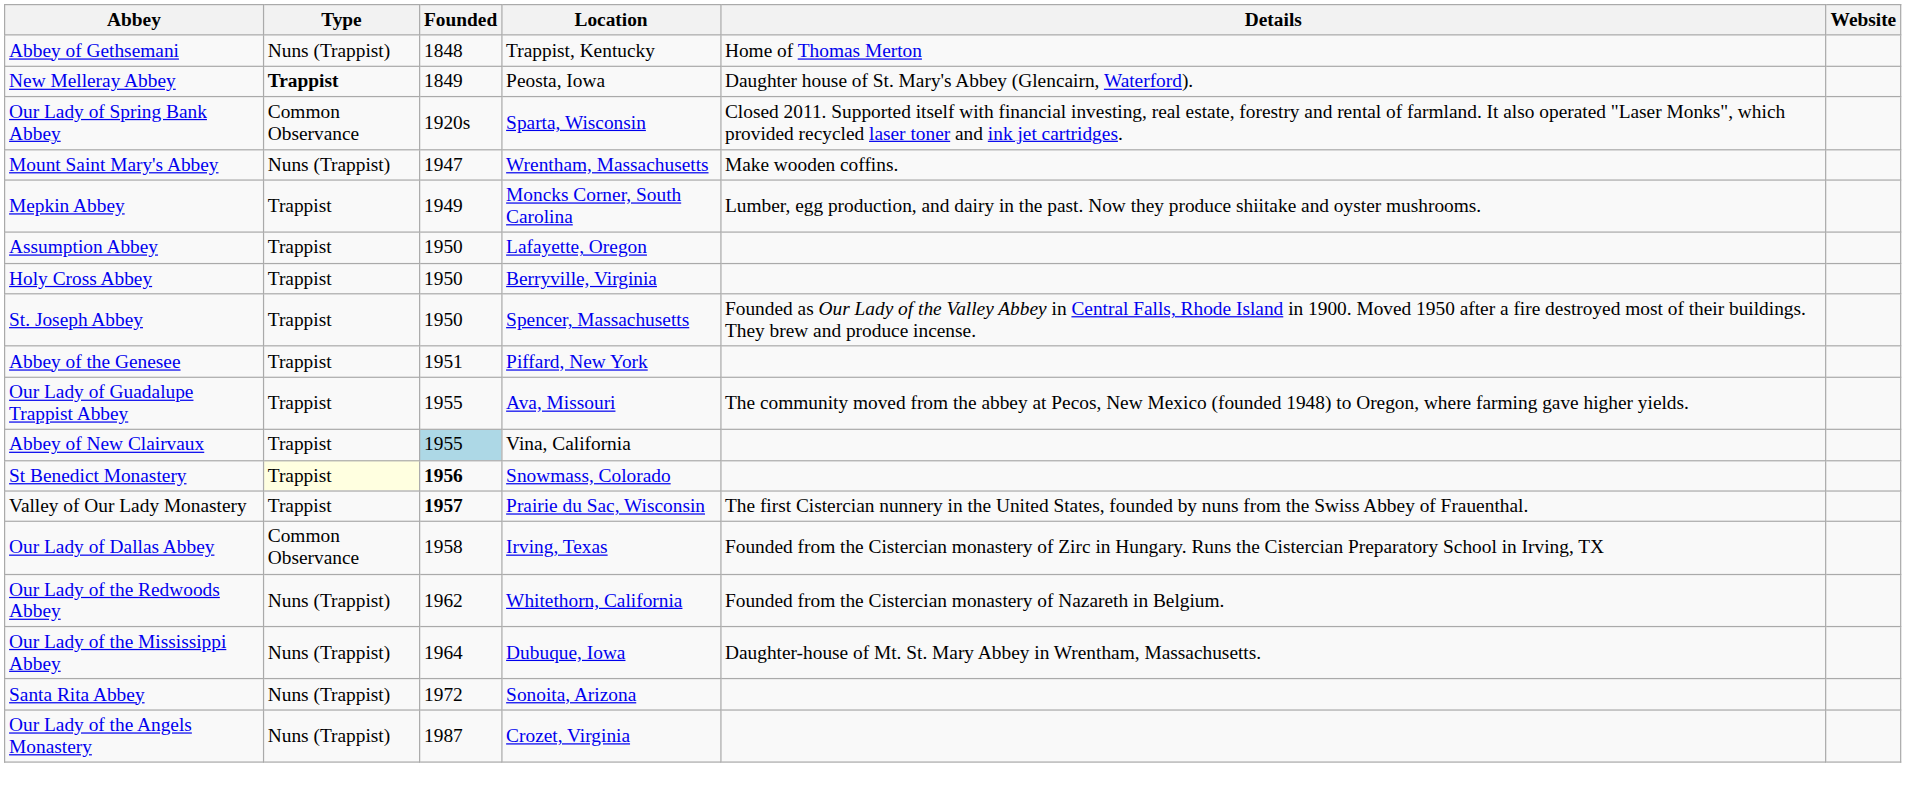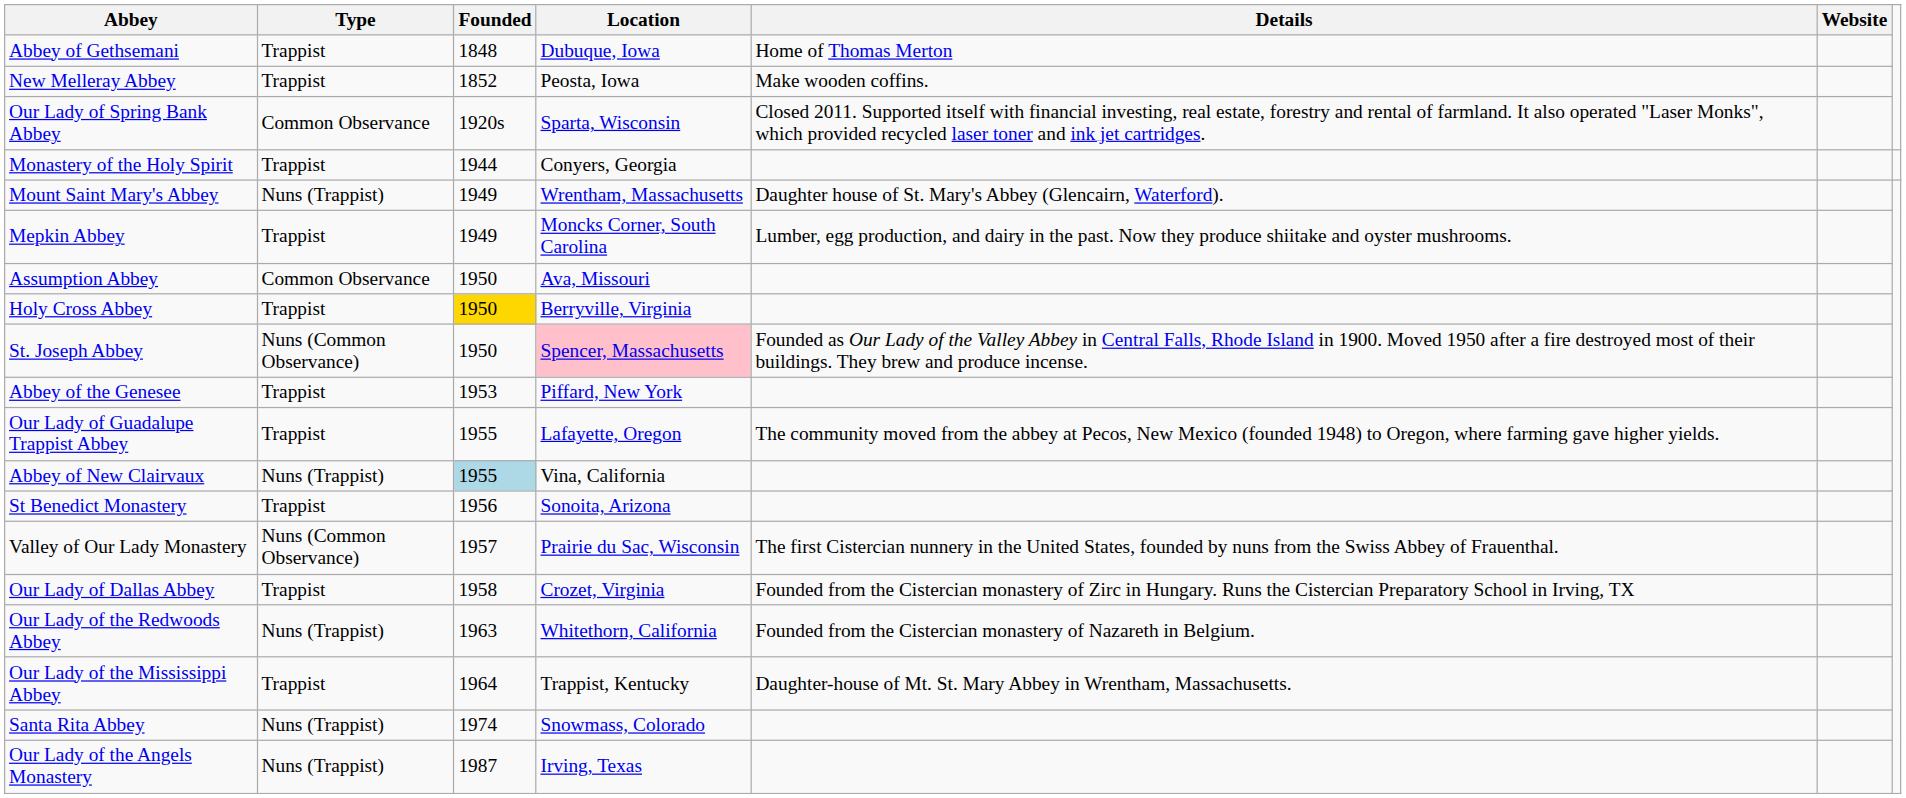(329, 50) Nuns (Trappist) -> (293, 50) Trappist
(581, 50) Trappist, Kentucky -> (600, 50) Dubuque, Iowa
(303, 81) bold -> (293, 81) normal
(443, 81) 1849 -> (478, 81) 1852
(959, 81) Daughter house of St. Mary's Abbey (Glencairn, Waterford). -> (842, 81) Make wooden coffins.
+ row: (121, 164)
(443, 164) 1947 -> (478, 195) 1949
(812, 164) Make wooden coffins. -> (990, 195) Daughter house of St. Mary's Abbey (Glencairn, Waterford).
(300, 247) Trappist -> (346, 278) Common Observance
(577, 247) Lafayette, Oregon -> (595, 278) Ava, Missouri
(443, 278) no background -> (478, 309) gold background
(300, 319) Trappist -> (324, 350) Nuns (Common Observance)
(598, 319) no background -> (632, 350) pink background
(443, 361) 1951 -> (478, 392) 1953
(561, 403) Ava, Missouri -> (611, 433) Lafayette, Oregon
(300, 444) Trappist -> (323, 475) Nuns (Trappist)
(300, 475) lightyellow background -> (293, 506) no background
(443, 475) bold -> (478, 506) normal
(588, 475) Snowmass, Colorado -> (606, 506) Sonoita, Arizona
(300, 506) Trappist -> (324, 547) Nuns (Common Observance)
(443, 506) bold -> (478, 547) normal
(313, 547) Common Observance -> (293, 589) Trappist
(557, 547) Irving, Texas -> (602, 589) Crozet, Virginia
(443, 600) 1962 -> (478, 630) 1963
(329, 652) Nuns (Trappist) -> (293, 683) Trappist
(566, 652) Dubuque, Iowa -> (615, 683) Trappist, Kentucky
(443, 694) 1972 -> (478, 724) 1974
(571, 694) Sonoita, Arizona -> (623, 724) Snowmass, Colorado
(568, 735) Crozet, Virginia -> (591, 766) Irving, Texas
